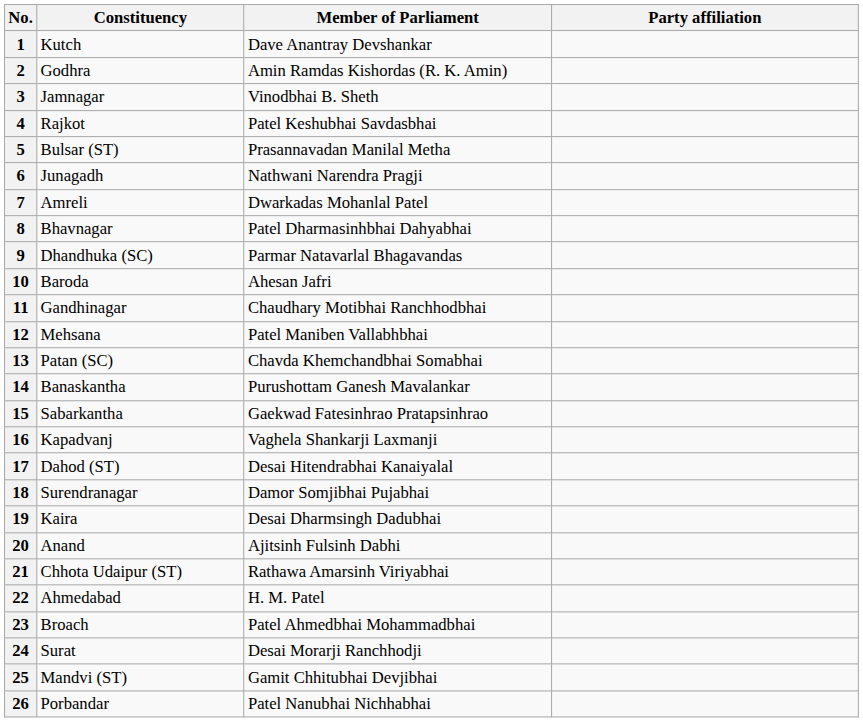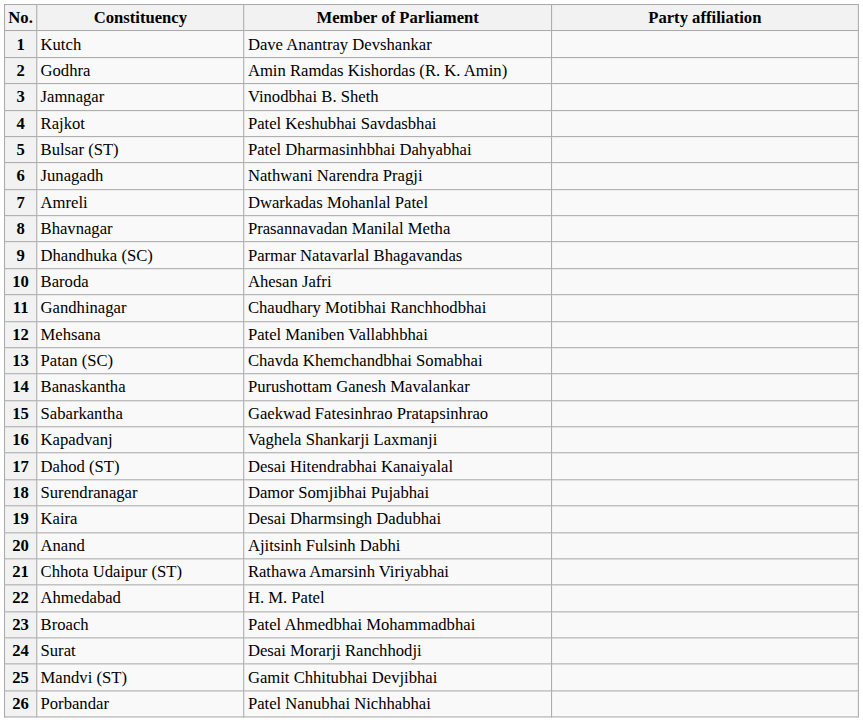(349, 149) Prasannavadan Manilal Metha -> (360, 149) Patel Dharmasinhbhai Dahyabhai
(360, 228) Patel Dharmasinhbhai Dahyabhai -> (349, 228) Prasannavadan Manilal Metha
